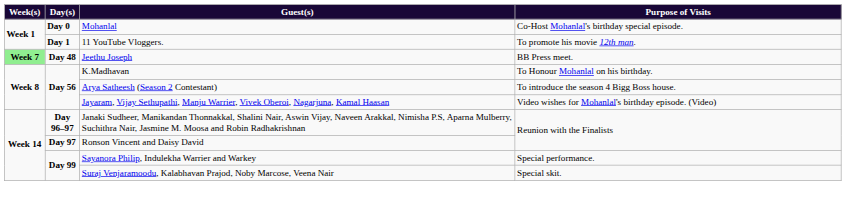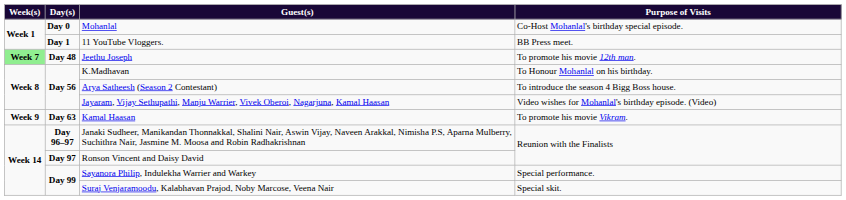(576, 41) To promote his movie 12th man. -> (545, 41) BB Press meet.
(545, 56) BB Press meet. -> (576, 56) To promote his movie 12th man.
+ row: (109, 116)
